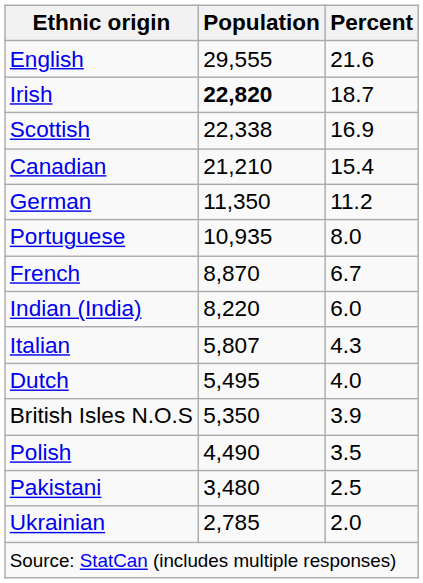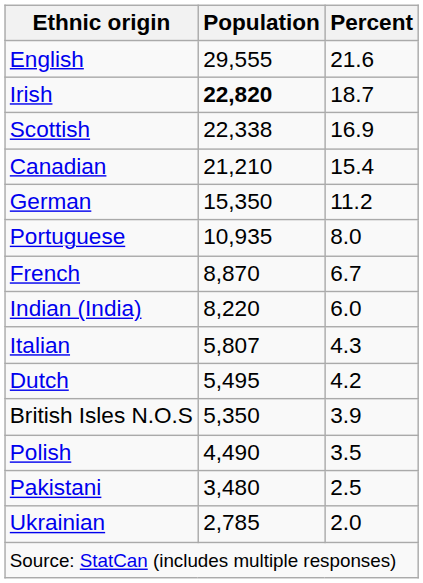(237, 201) 11,350 -> (238, 201) 15,350
(346, 380) 4.0 -> (346, 380) 4.2
